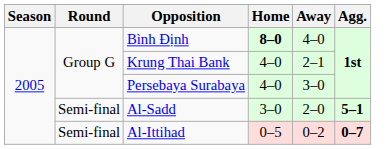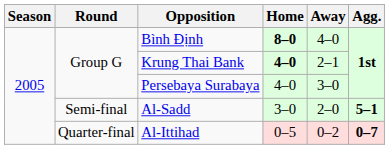(271, 62) normal -> (285, 62) bold
(89, 132) Semi-final -> (96, 132) Quarter-final
